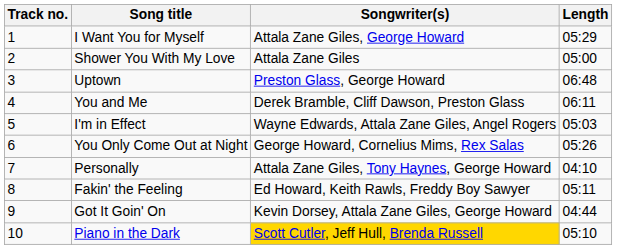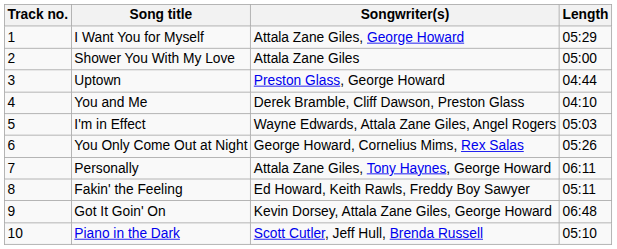(580, 80) 06:48 -> (580, 80) 04:44
(579, 102) 06:11 -> (580, 102) 04:10
(580, 168) 04:10 -> (579, 168) 06:11
(580, 211) 04:44 -> (580, 211) 06:48
(368, 233) gold background -> (368, 233) no background
